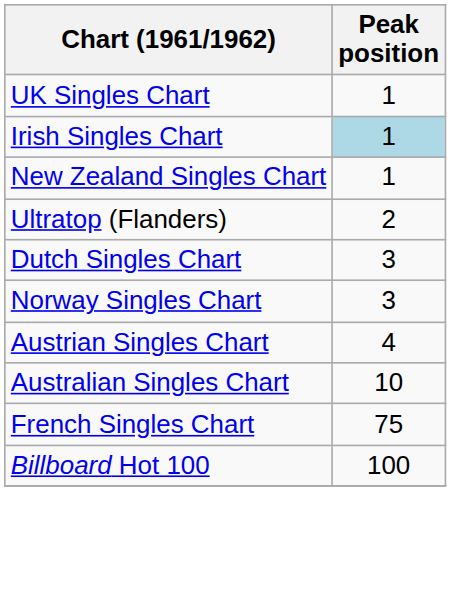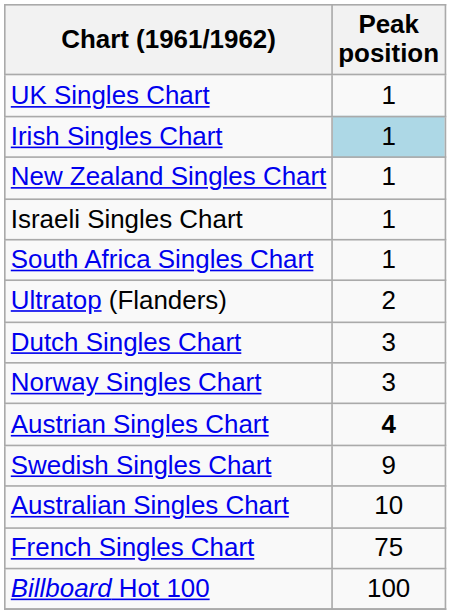+ row: (127, 218)
+ row: (162, 259)
(389, 341) normal -> (389, 424) bold
+ row: (141, 465)
